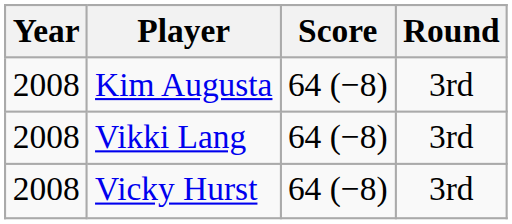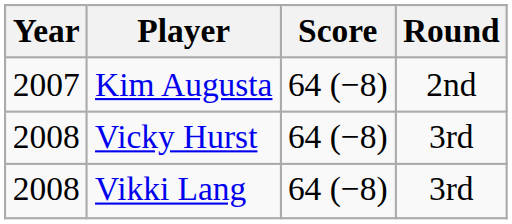(46, 84) 2008 -> (46, 84) 2007
(451, 84) 3rd -> (451, 84) 2nd
rows swapped: (171, 137) <-> (176, 190)
